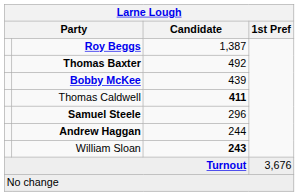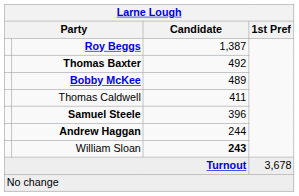(237, 81) 439 -> (237, 81) 489
(238, 98) bold -> (238, 98) normal
(237, 115) 296 -> (237, 115) 396
(278, 166) 3,676 -> (278, 166) 3,678
